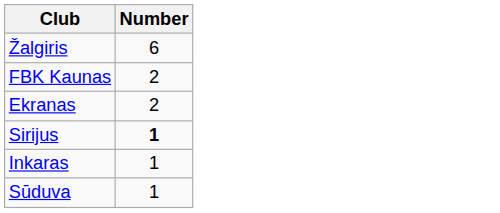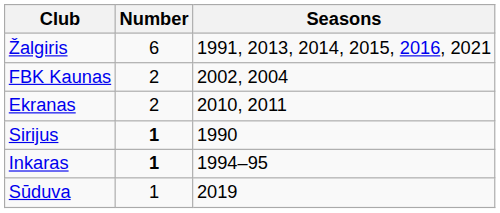+ column: (344, 18)
(154, 163) normal -> (154, 163) bold
